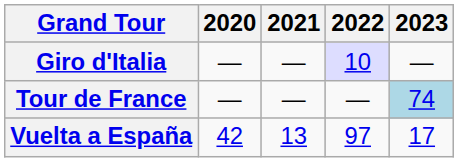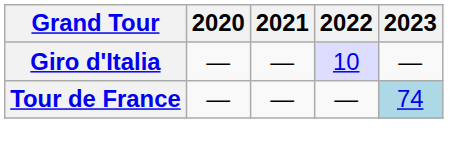- row: (101, 136)
